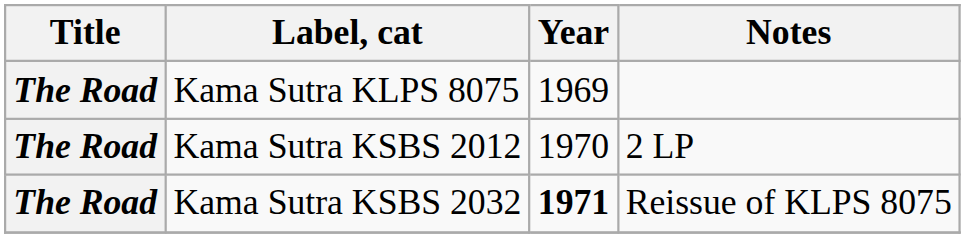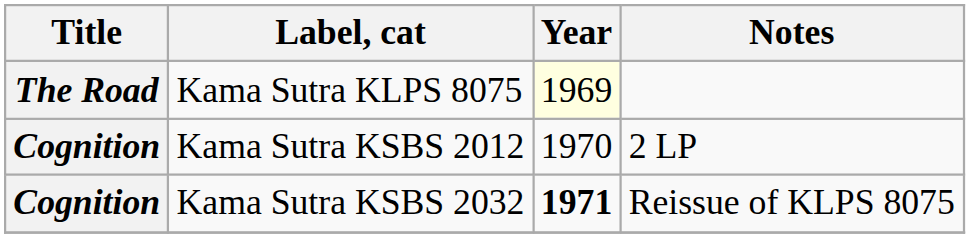(574, 89) no background -> (577, 89) lightyellow background
(85, 145) The Road -> (87, 145) Cognition
(85, 202) The Road -> (87, 202) Cognition
